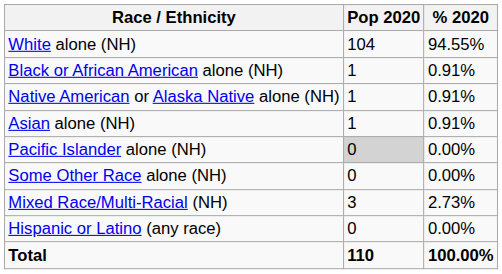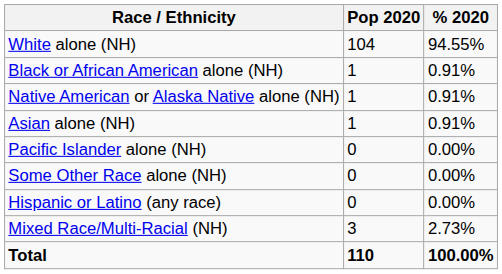(352, 149) lightgrey background -> (352, 149) no background
rows swapped: (118, 202) <-> (115, 228)
